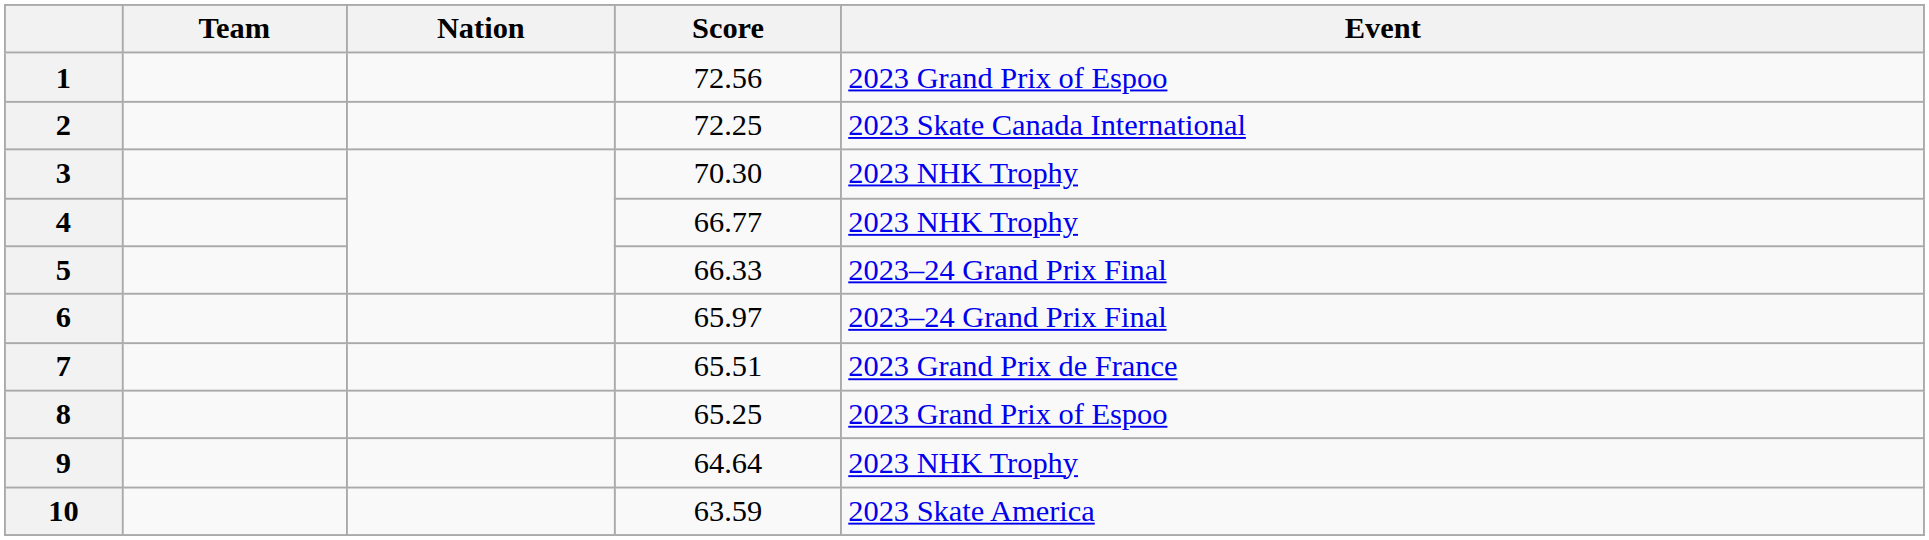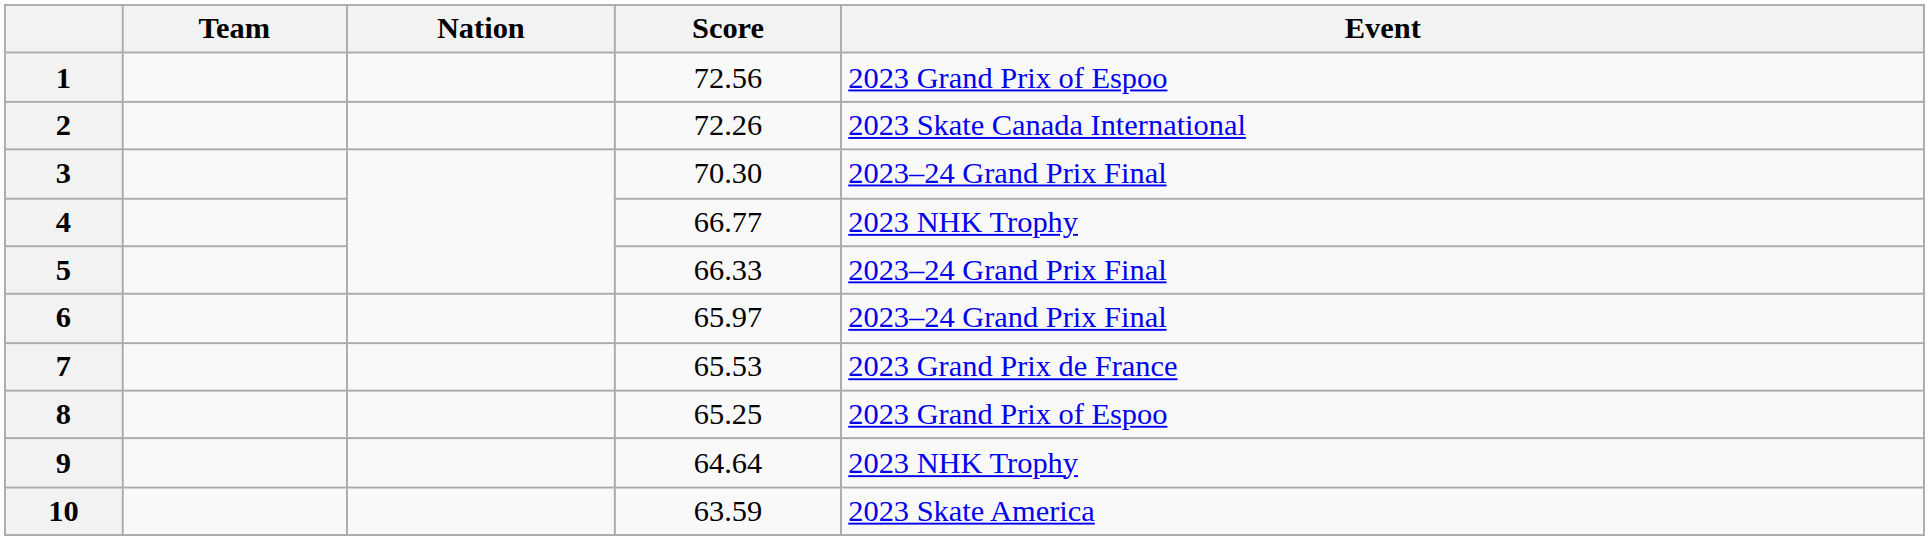(728, 125) 72.25 -> (728, 125) 72.26
(963, 173) 2023 NHK Trophy -> (1007, 173) 2023–24 Grand Prix Final
(728, 366) 65.51 -> (728, 366) 65.53
